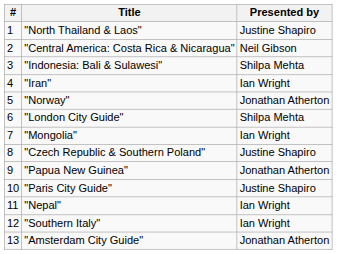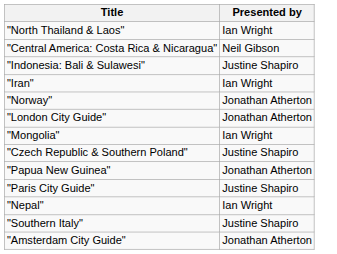- column: (13, 13)
(278, 30) Justine Shapiro -> (247, 30) Ian Wright
(272, 65) Shilpa Mehta -> (260, 65) Justine Shapiro
(272, 118) Shilpa Mehta -> (267, 118) Jonathan Atherton
(265, 223) Ian Wright -> (260, 223) Justine Shapiro
